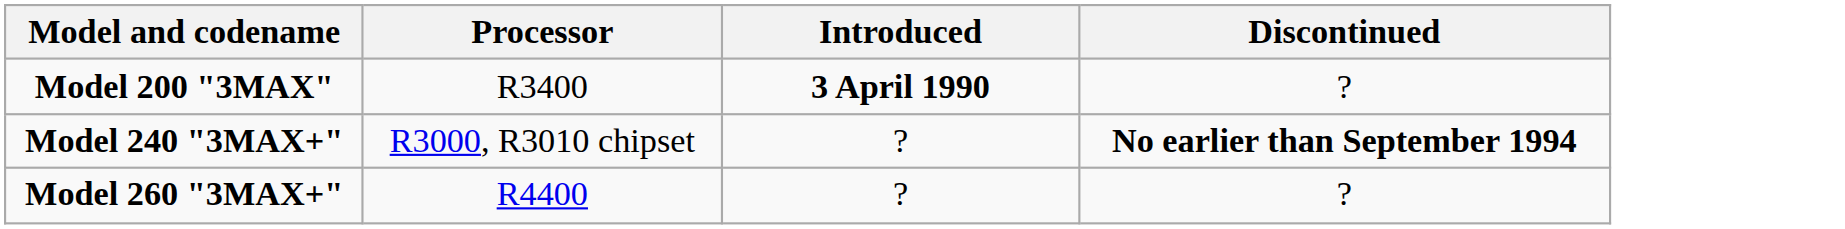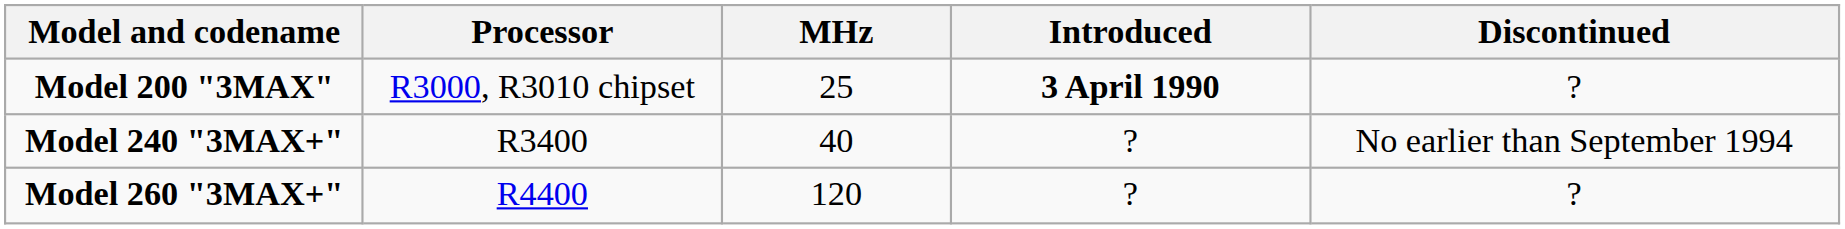+ column: (836, 31)
(542, 85) R3400 -> (542, 85) R3000, R3010 chipset
(542, 140) R3000, R3010 chipset -> (542, 140) R3400
(1344, 140) bold -> (1574, 140) normal
